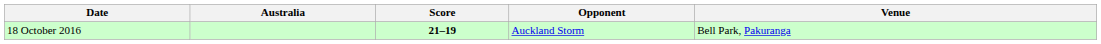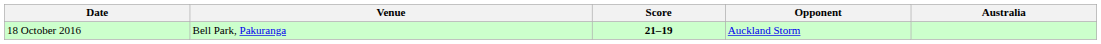columns swapped: (283, 13) <-> (896, 13)
